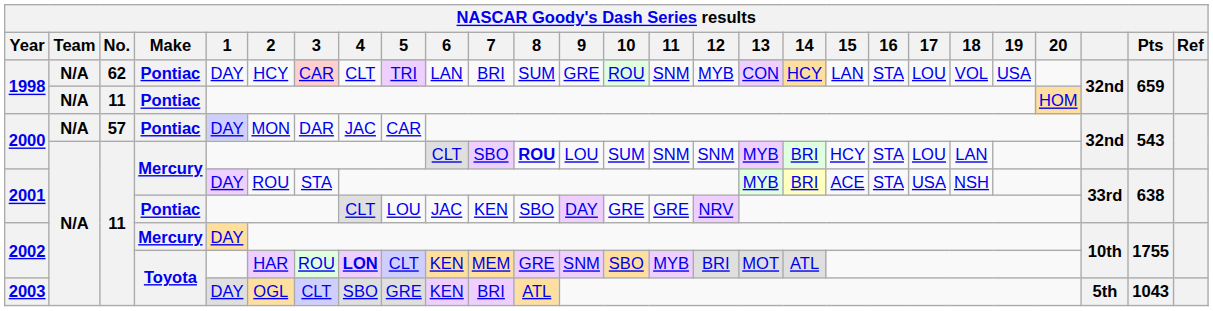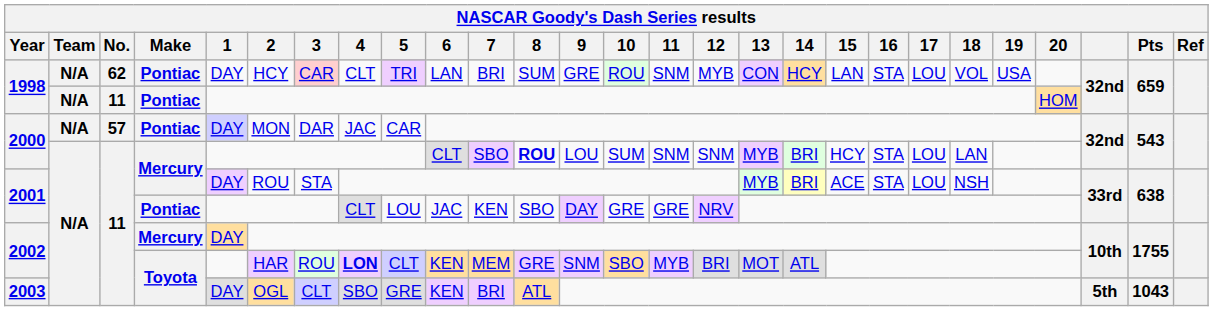(929, 182) USA -> (929, 182) LOU
